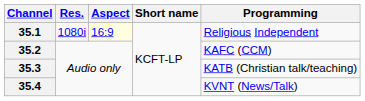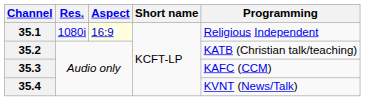(238, 50) KAFC (CCM) -> (280, 50) KATB (Christian talk/teaching)
(280, 68) KATB (Christian talk/teaching) -> (238, 68) KAFC (CCM)
